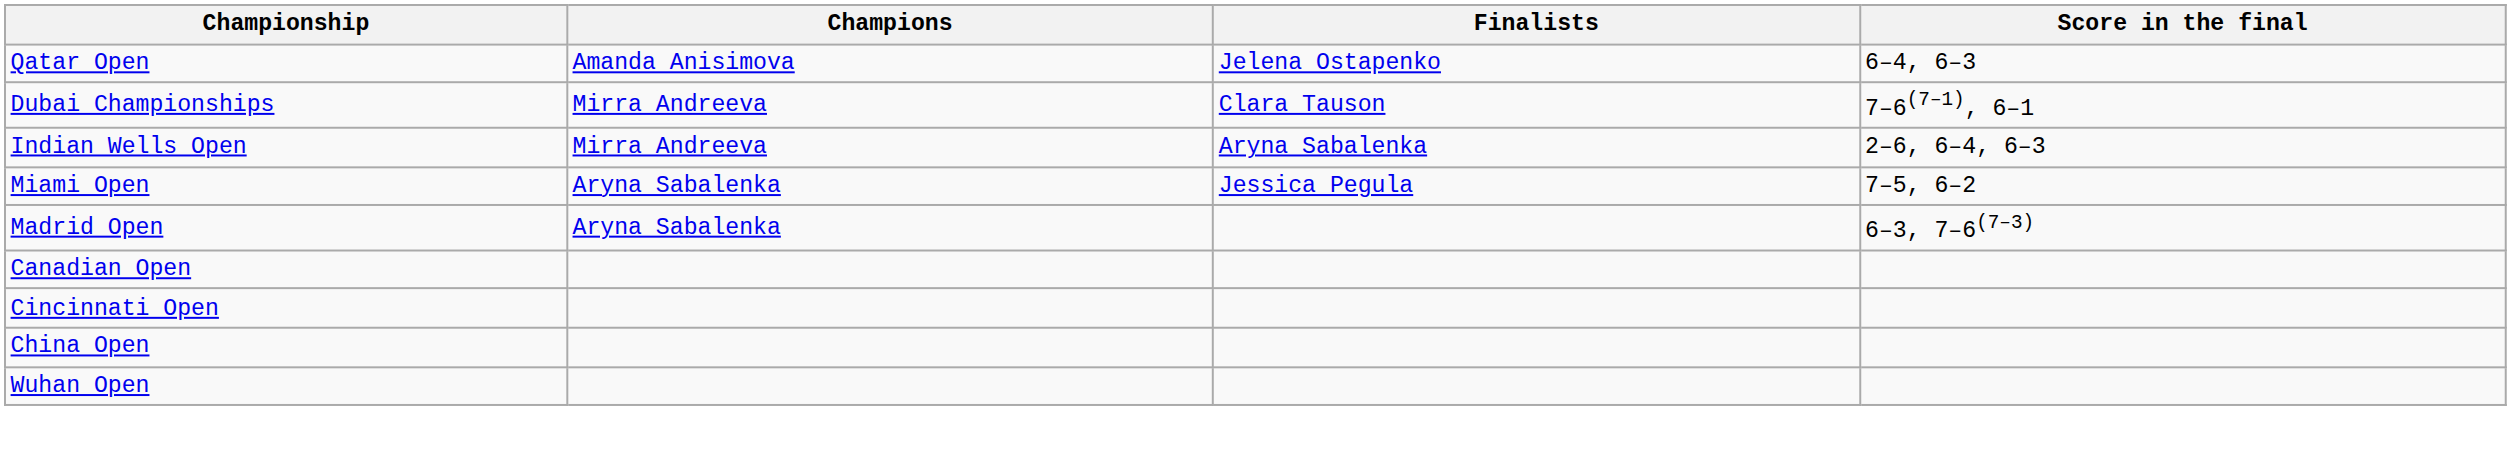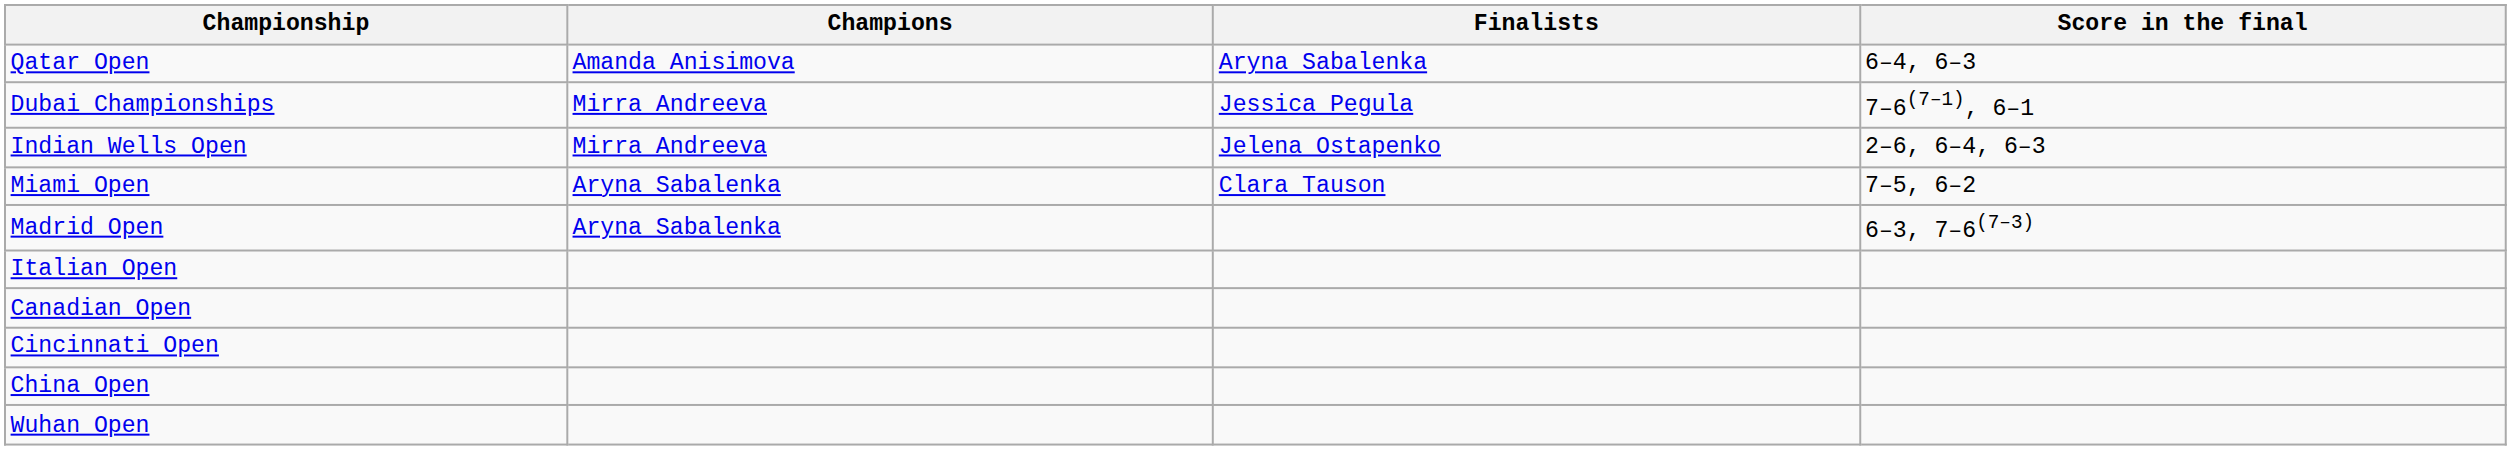(1330, 63) Jelena Ostapenko -> (1323, 63) Aryna Sabalenka
(1302, 105) Clara Tauson -> (1316, 105) Jessica Pegula
(1323, 147) Aryna Sabalenka -> (1330, 147) Jelena Ostapenko
(1316, 186) Jessica Pegula -> (1302, 186) Clara Tauson
+ row: (94, 269)
